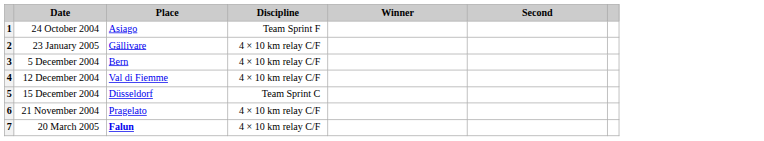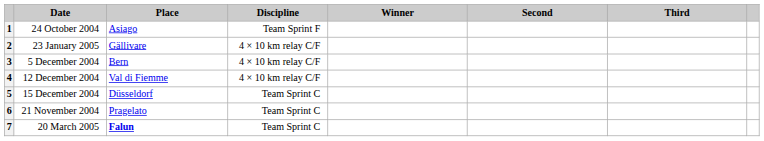+ column: (677, 12)
(282, 111) 4 × 10 km relay C/F -> (294, 111) Team Sprint C
(282, 127) 4 × 10 km relay C/F -> (294, 127) Team Sprint C
